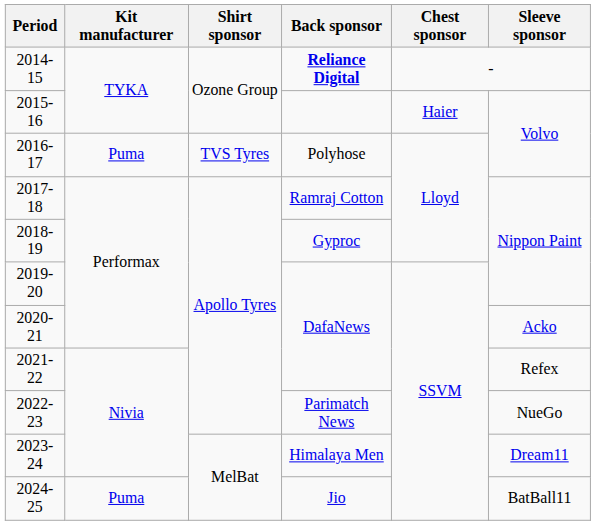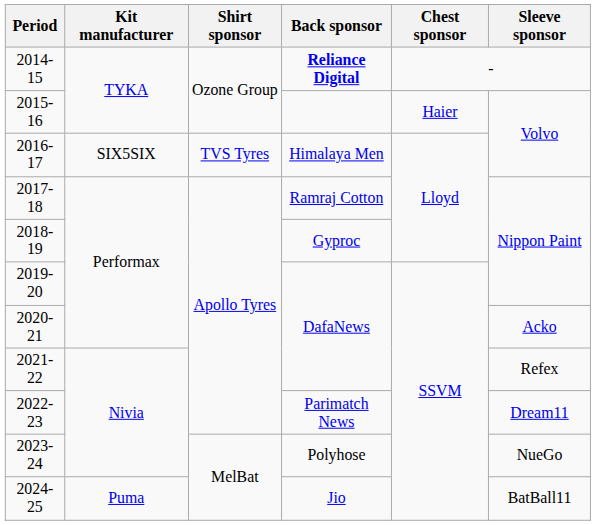(126, 154) Puma -> (126, 154) SIX5SIX
(336, 154) Polyhose -> (336, 154) Himalaya Men
(540, 412) NueGo -> (540, 412) Dream11
(336, 455) Himalaya Men -> (336, 455) Polyhose
(540, 455) Dream11 -> (540, 455) NueGo
